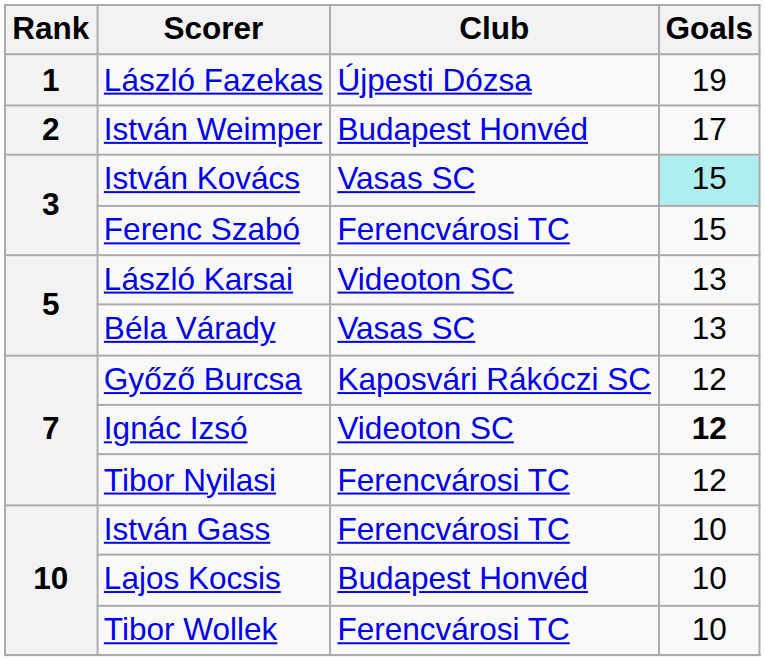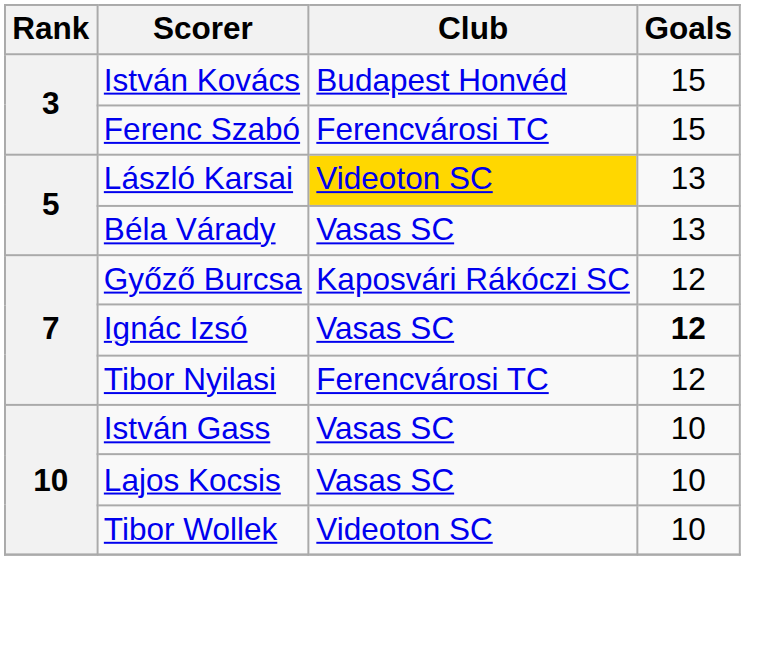- row: (213, 79)
- row: (213, 129)
(406, 179) Vasas SC -> (442, 79) Budapest Honvéd
(709, 179) paleturquoise background -> (688, 79) no background
(426, 279) no background -> (405, 179) gold background
(426, 429) Videoton SC -> (385, 329) Vasas SC
(454, 529) Ferencvárosi TC -> (385, 429) Vasas SC
(463, 579) Budapest Honvéd -> (385, 479) Vasas SC
(454, 629) Ferencvárosi TC -> (405, 529) Videoton SC
